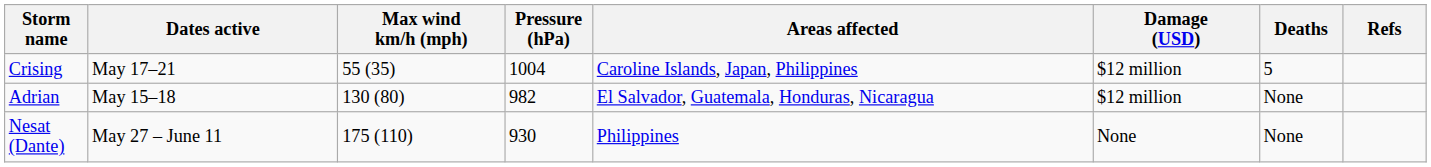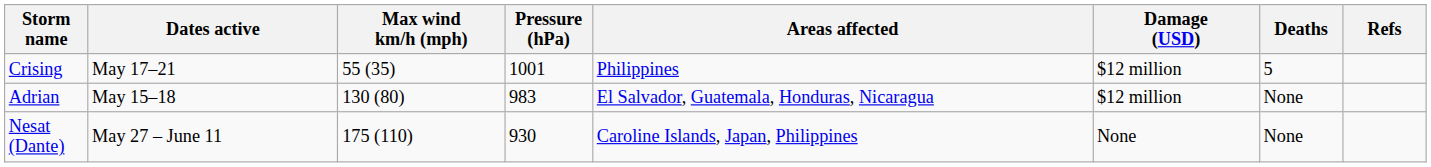(527, 68) 1004 -> (527, 68) 1001
(727, 68) Caroline Islands, Japan, Philippines -> (638, 68) Philippines
(523, 97) 982 -> (523, 97) 983
(638, 136) Philippines -> (727, 136) Caroline Islands, Japan, Philippines
